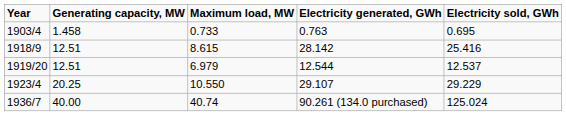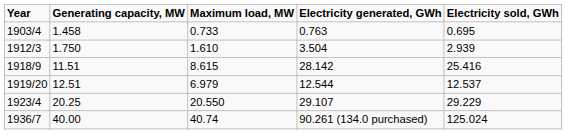+ row: (24, 48)
(67, 48) 12.51 -> (66, 66) 11.51
(207, 84) 10.550 -> (207, 102) 20.550
